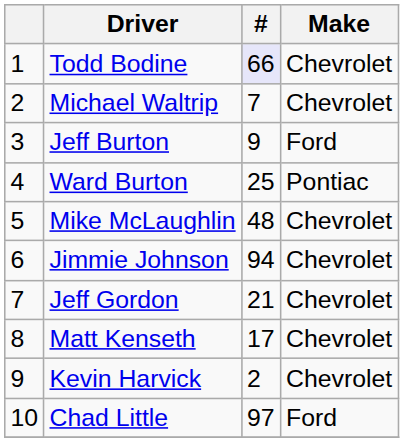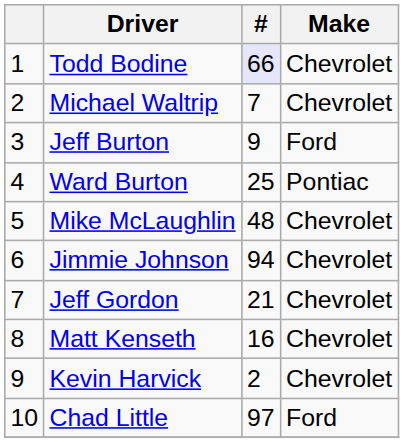(261, 338) 17 -> (261, 338) 16
